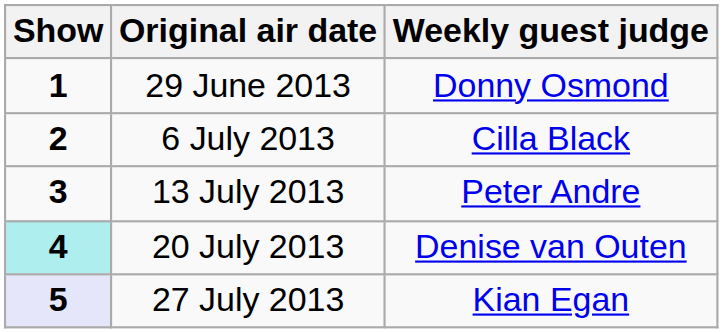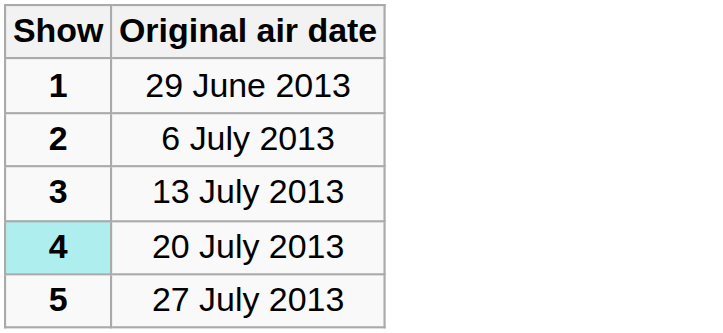- column: (551, 31)
(58, 300) lavender background -> (58, 300) no background
